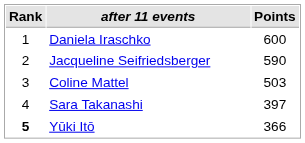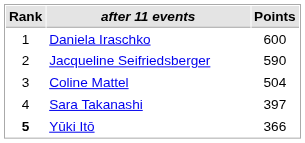(275, 83) 503 -> (275, 83) 504
